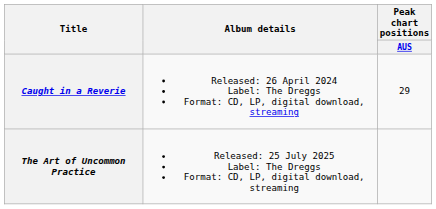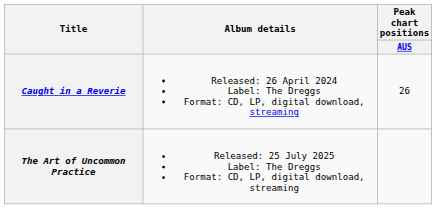(405, 91) 29 -> (405, 91) 26
